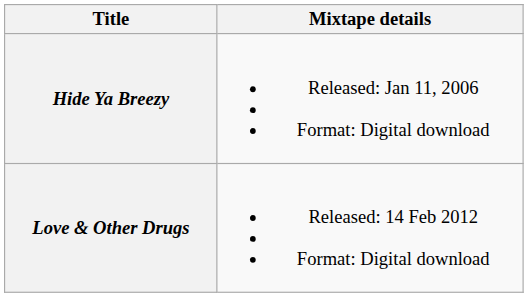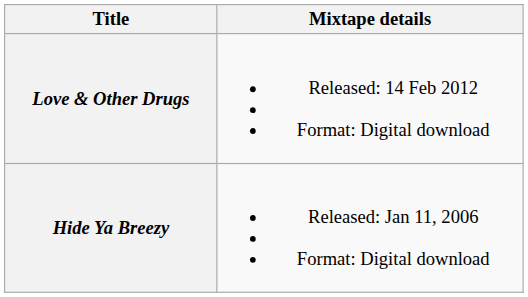rows swapped: (111, 98) <-> (111, 227)
